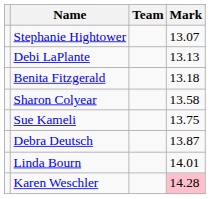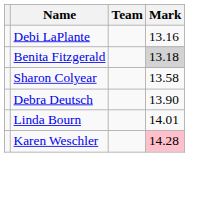- row: (70, 36)
(185, 57) 13.13 -> (164, 36) 13.16
(185, 78) no background -> (164, 57) lightgrey background
- row: (45, 120)
(185, 141) 13.87 -> (164, 99) 13.90
